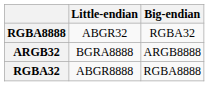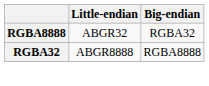- row: (36, 52)
